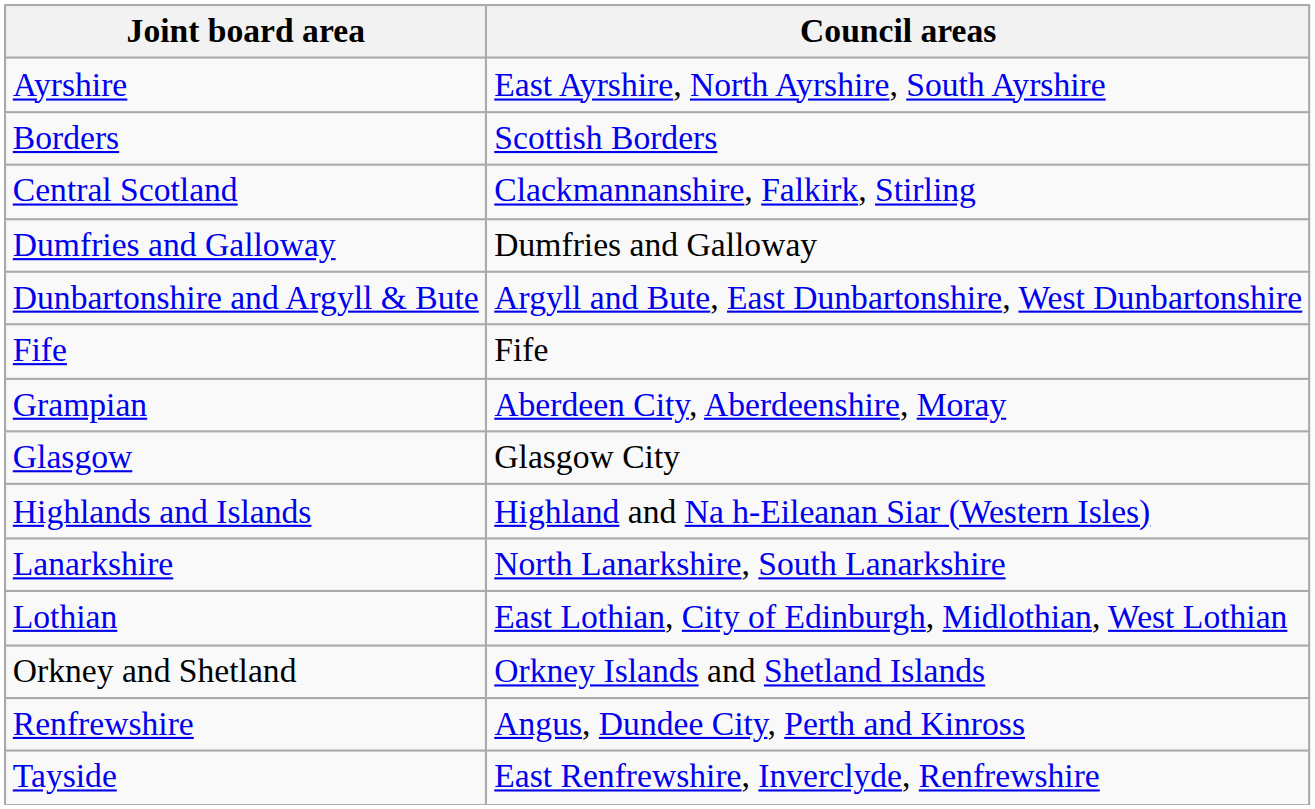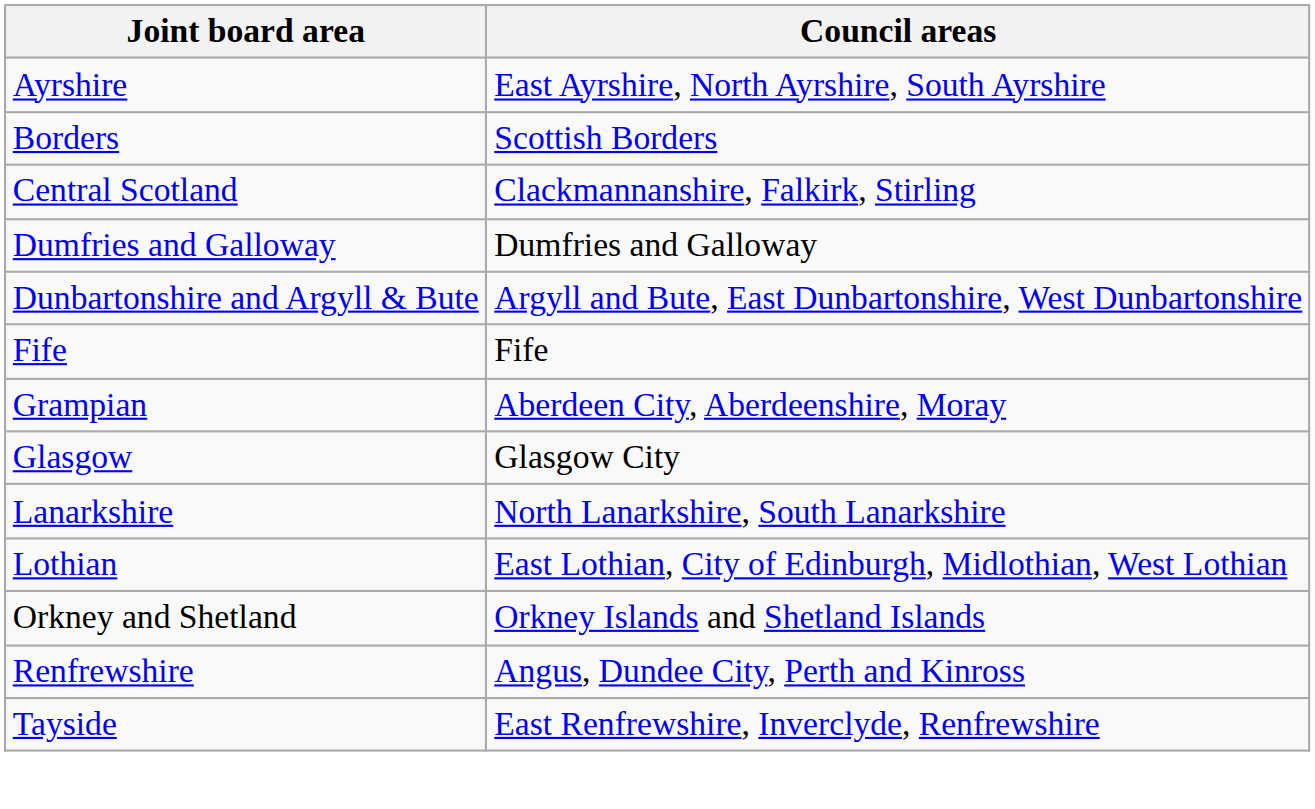- row: (162, 510)
